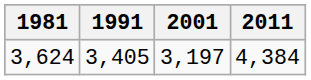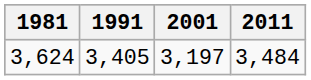(267, 58) 4,384 -> (267, 58) 3,484
